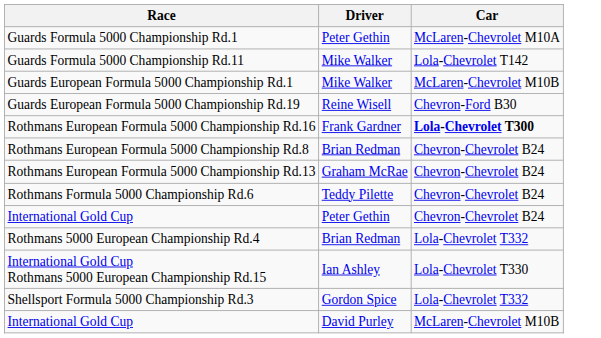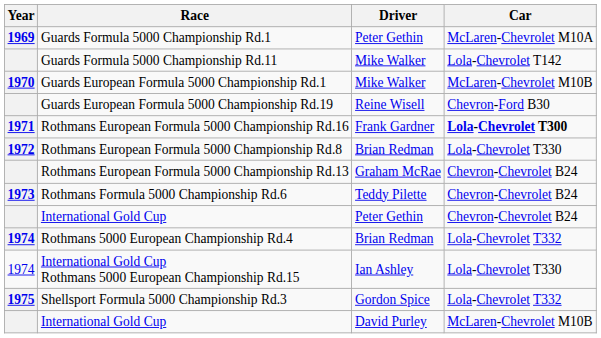+ column: (21, 15)
(479, 149) Chevron-Chevrolet B24 -> (504, 149) Lola-Chevrolet T330
